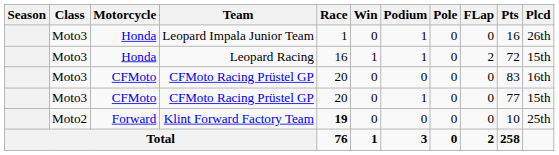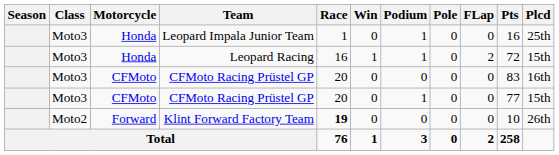(539, 35) 26th -> (539, 35) 25th
(539, 118) 25th -> (539, 118) 26th
